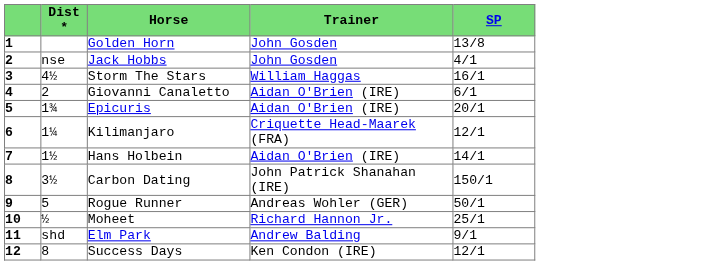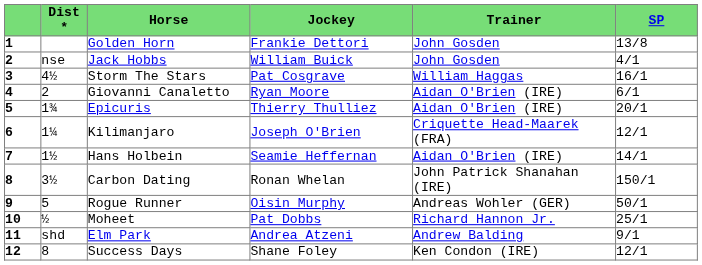+ column: (331, 20)
